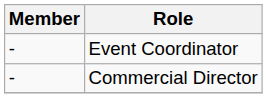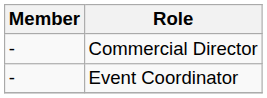rows swapped: (173, 78) <-> (163, 48)
